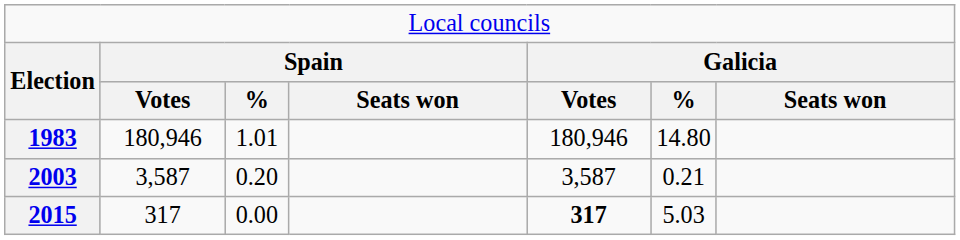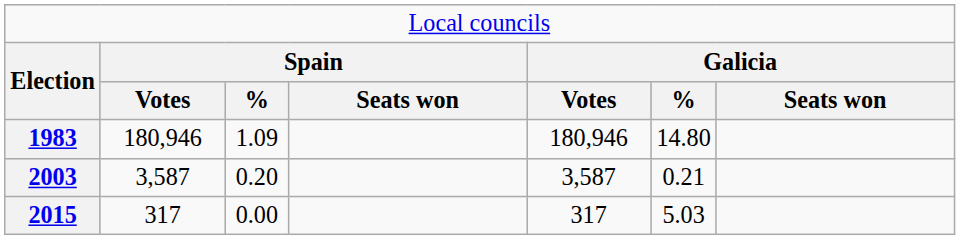(257, 138) 1.01 -> (257, 138) 1.09
(589, 215) bold -> (589, 215) normal
